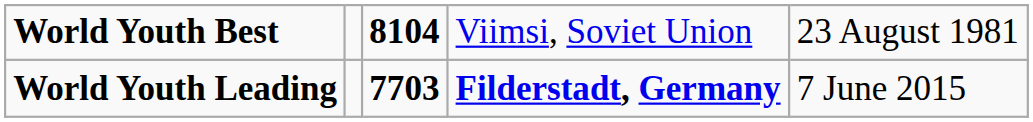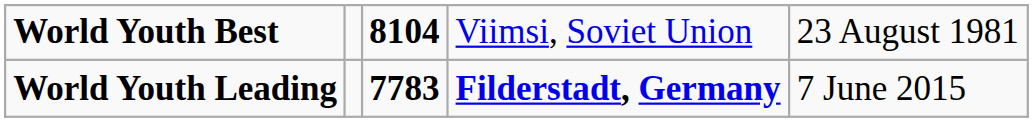(404, 87) 7703 -> (404, 87) 7783
